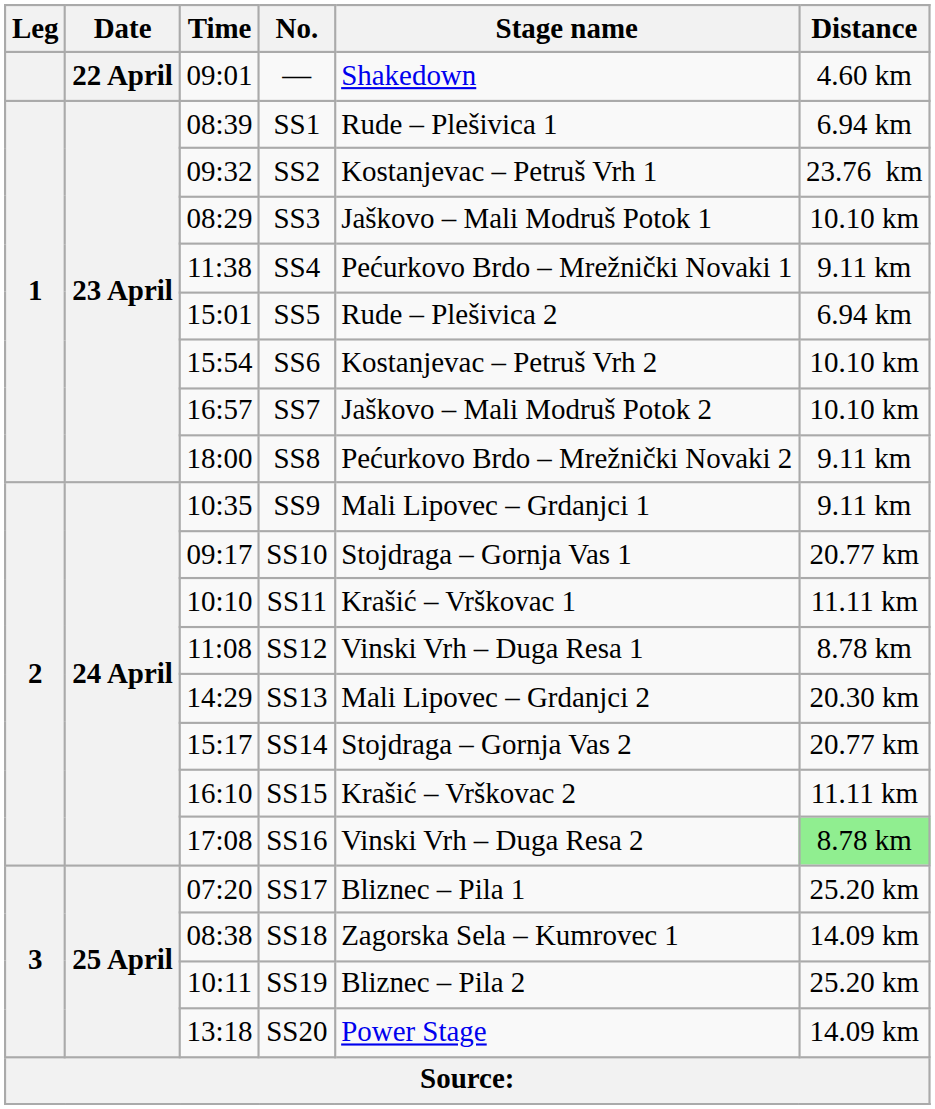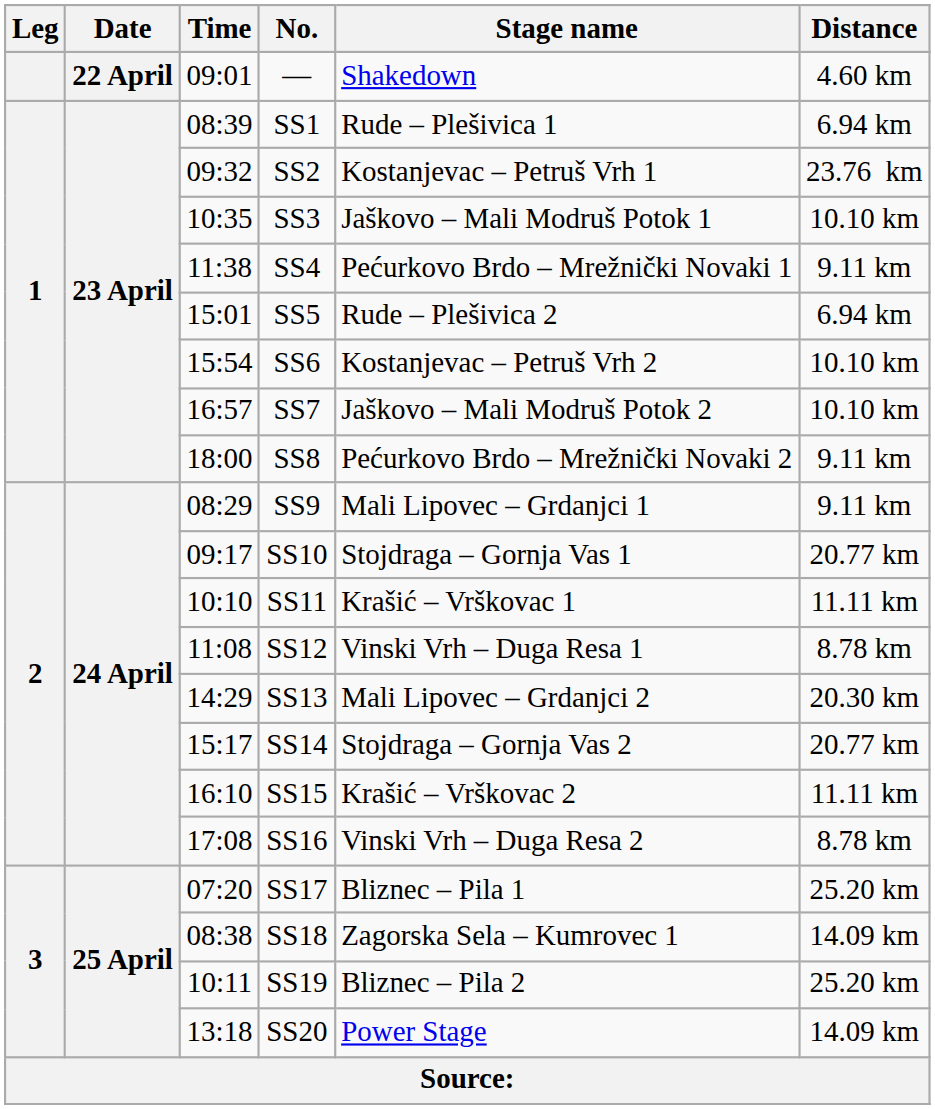(220, 219) 08:29 -> (220, 219) 10:35
(220, 505) 10:35 -> (220, 505) 08:29
(864, 840) lightgreen background -> (864, 840) no background
